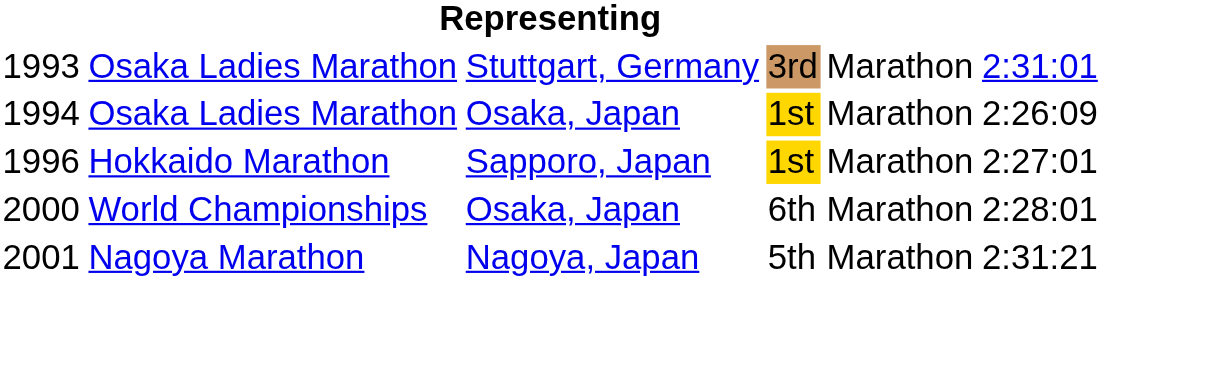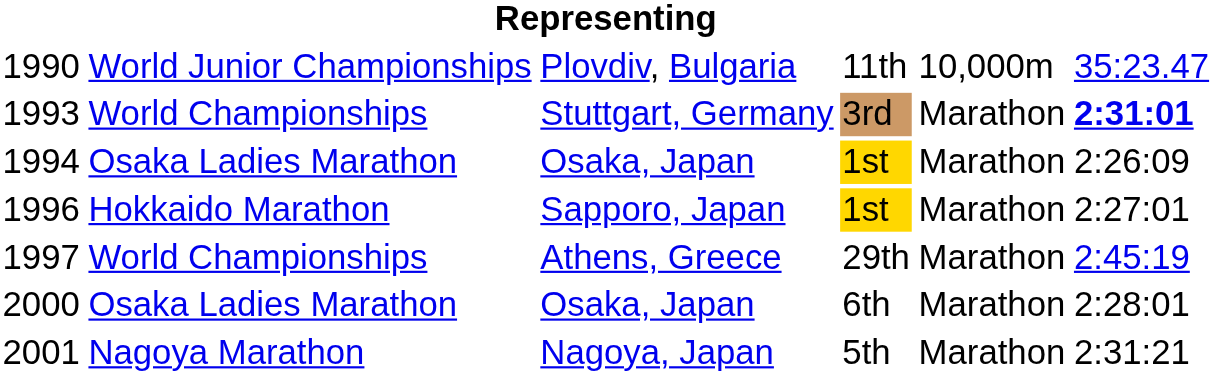+ row: (41, 66)
(273, 66) Osaka Ladies Marathon -> (258, 113) World Championships
(1040, 66) normal -> (1134, 113) bold
+ row: (41, 257)
(258, 209) World Championships -> (273, 304) Osaka Ladies Marathon
